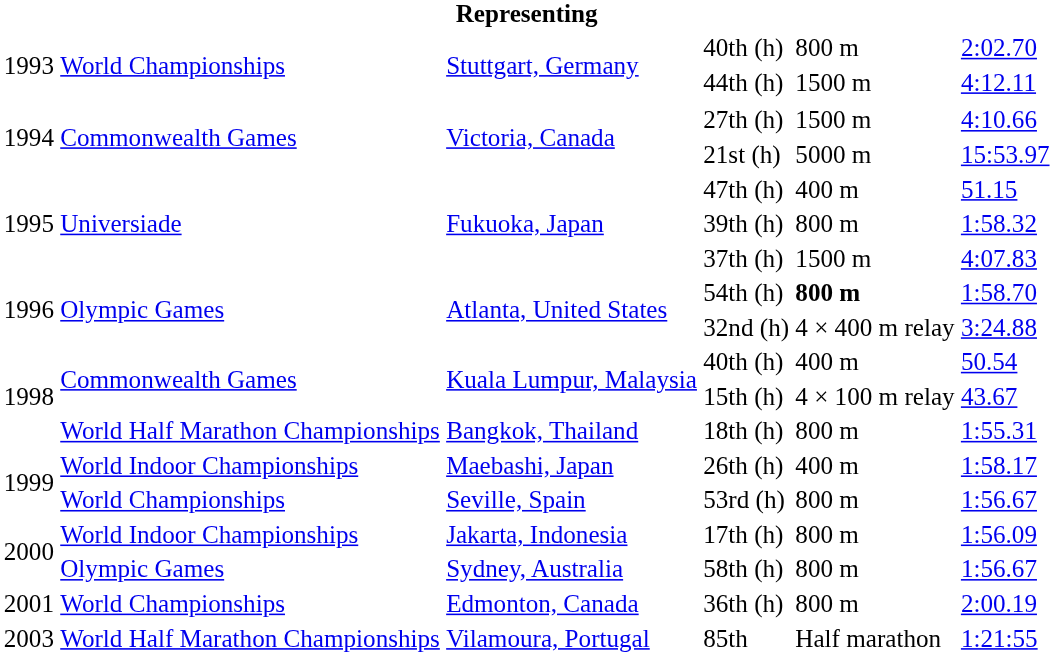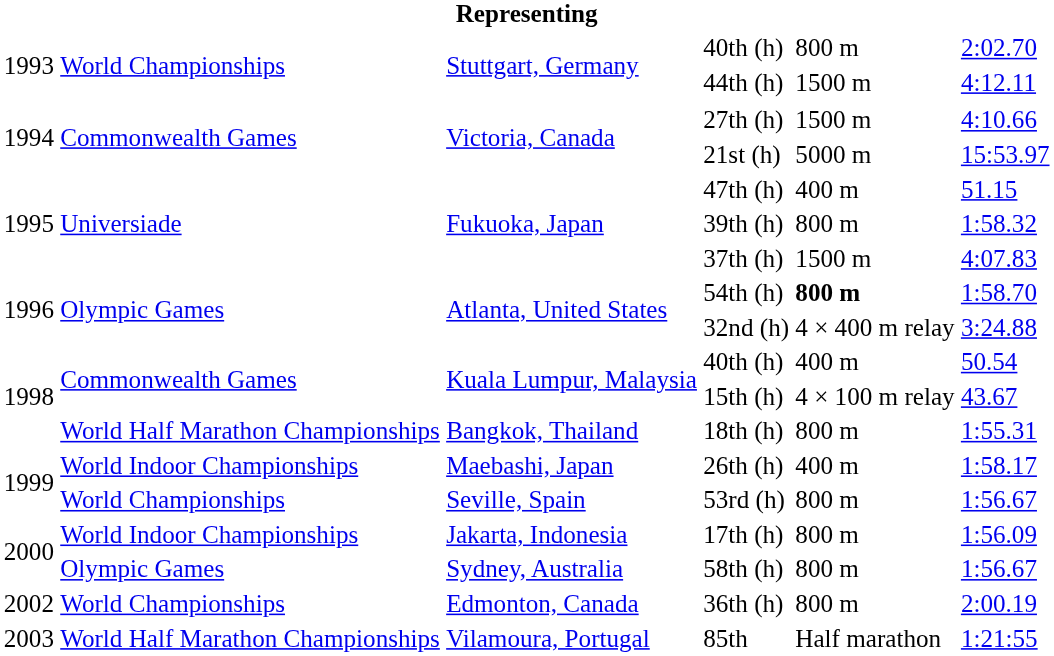(29, 603) 2001 -> (29, 603) 2002
